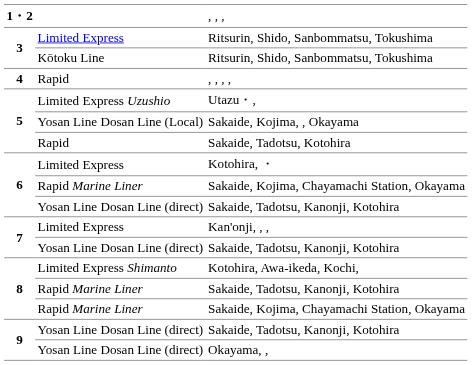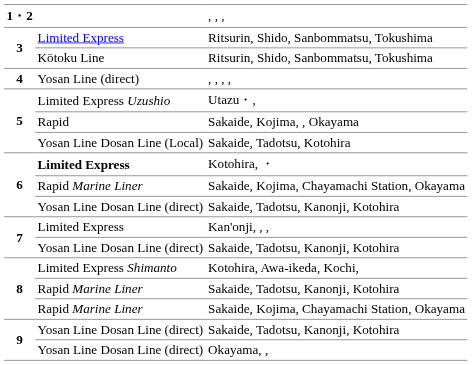(53, 78) Rapid -> (88, 78) Yosan Line (direct)
(120, 122) Yosan Line Dosan Line (Local) -> (53, 122) Rapid
(53, 142) Rapid -> (120, 142) Yosan Line Dosan Line (Local)
(81, 164) normal -> (84, 164) bold
